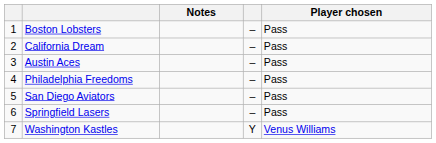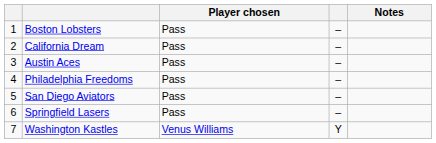columns swapped: (346, 12) <-> (201, 12)
